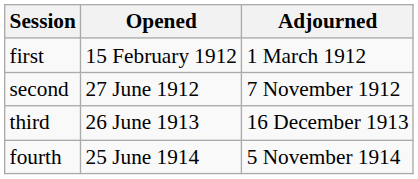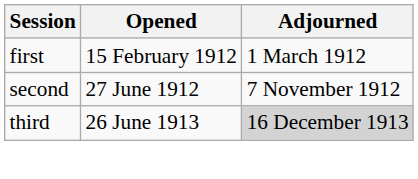(328, 122) no background -> (328, 122) lightgrey background
- row: (36, 156)
